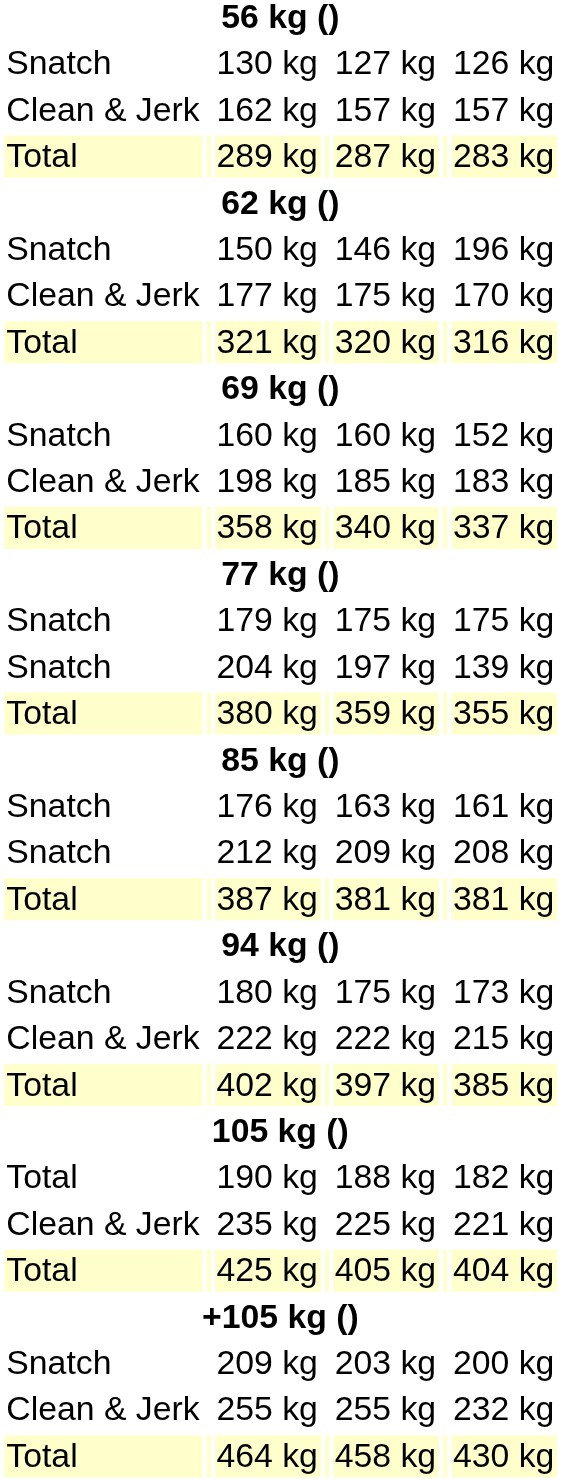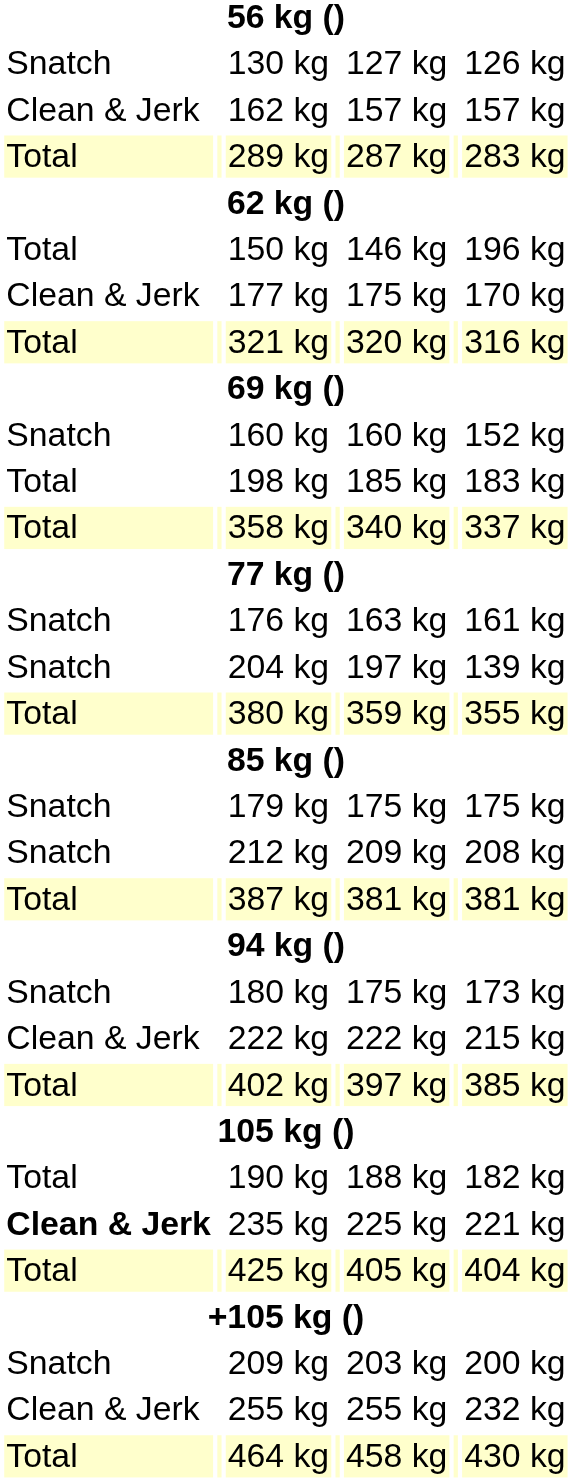(59, 248) Snatch -> (42, 248) Total
(103, 480) Clean & Jerk -> (42, 480) Total
rows swapped: (267, 805) <-> (267, 620)
(103, 1223) normal -> (109, 1223) bold
